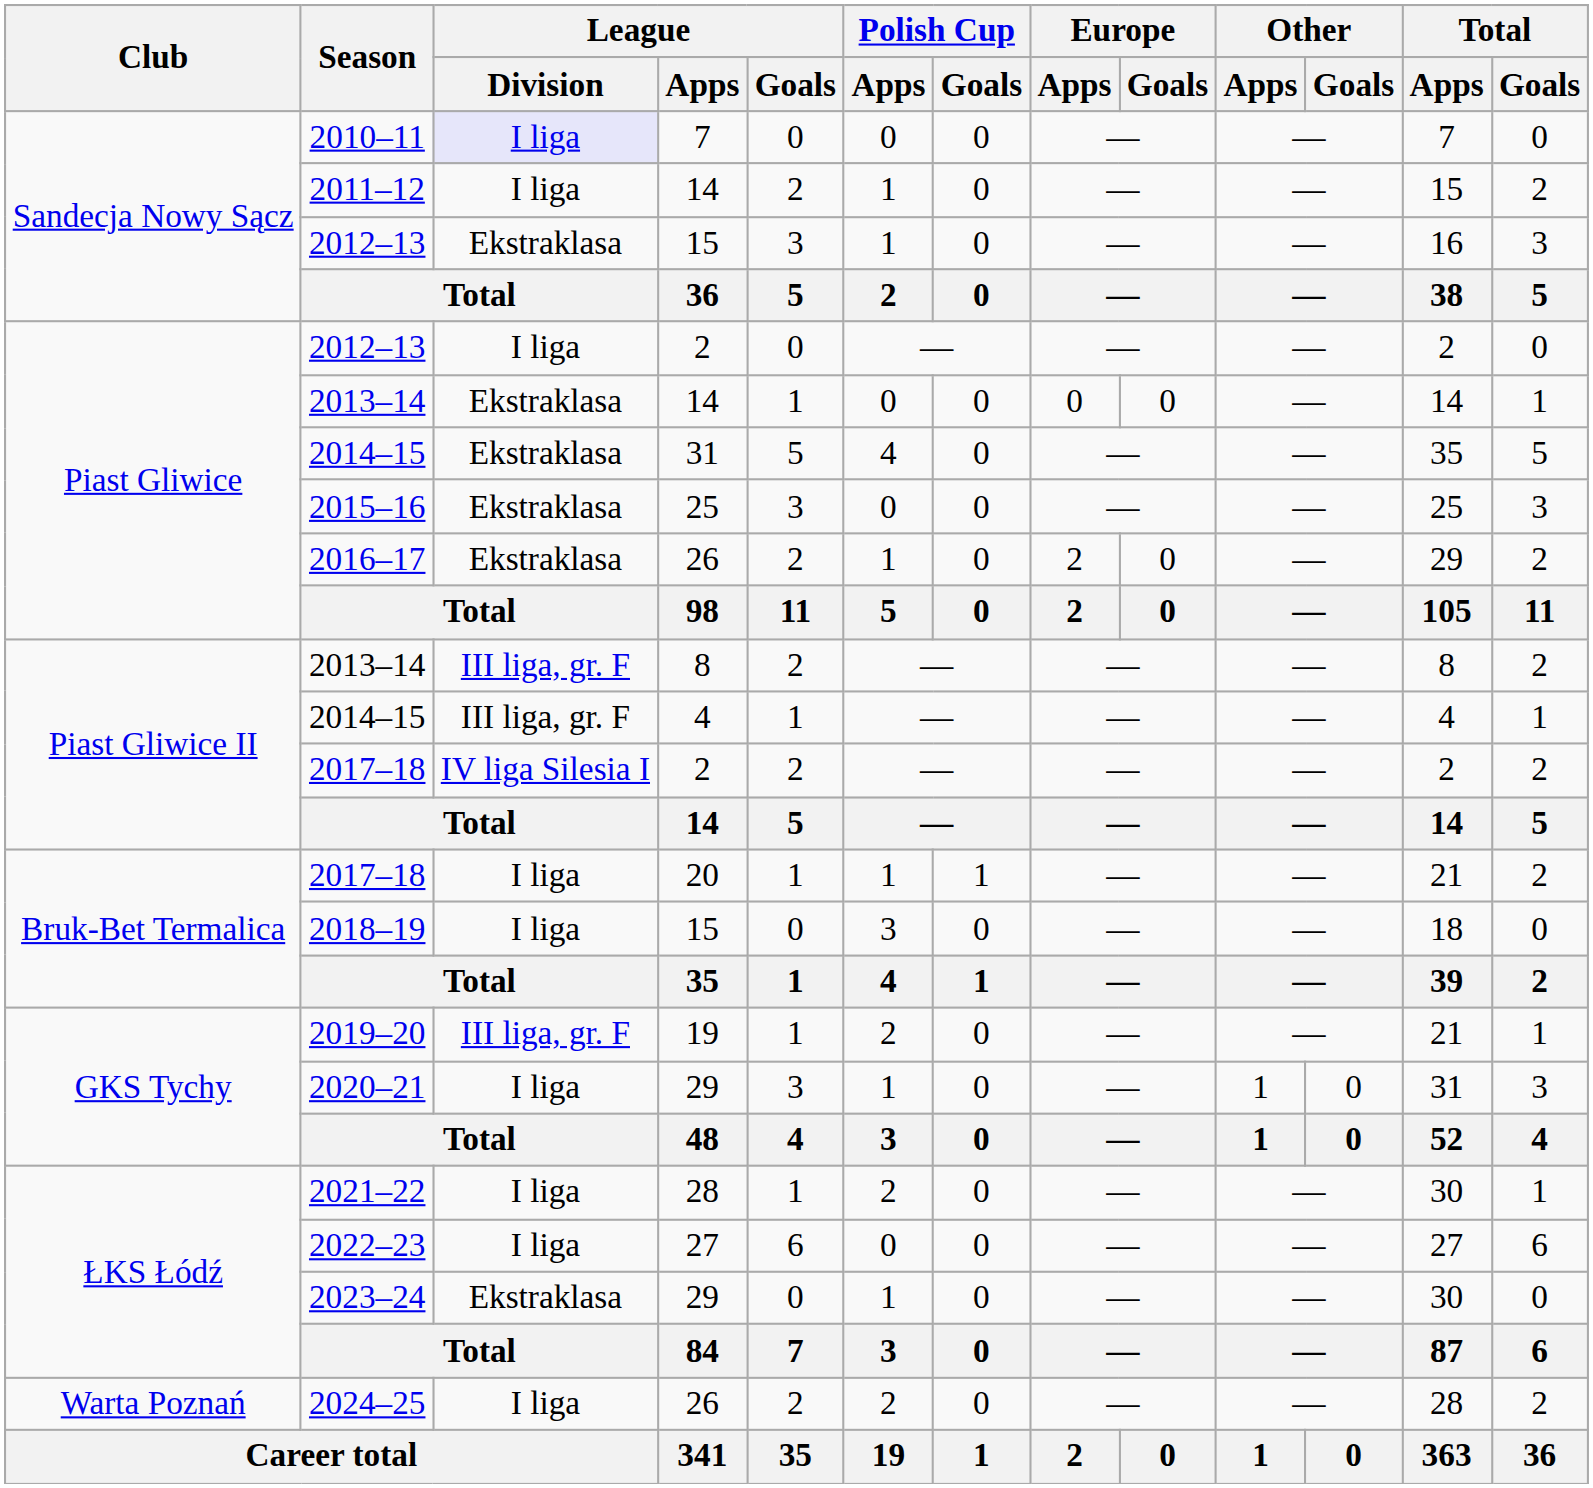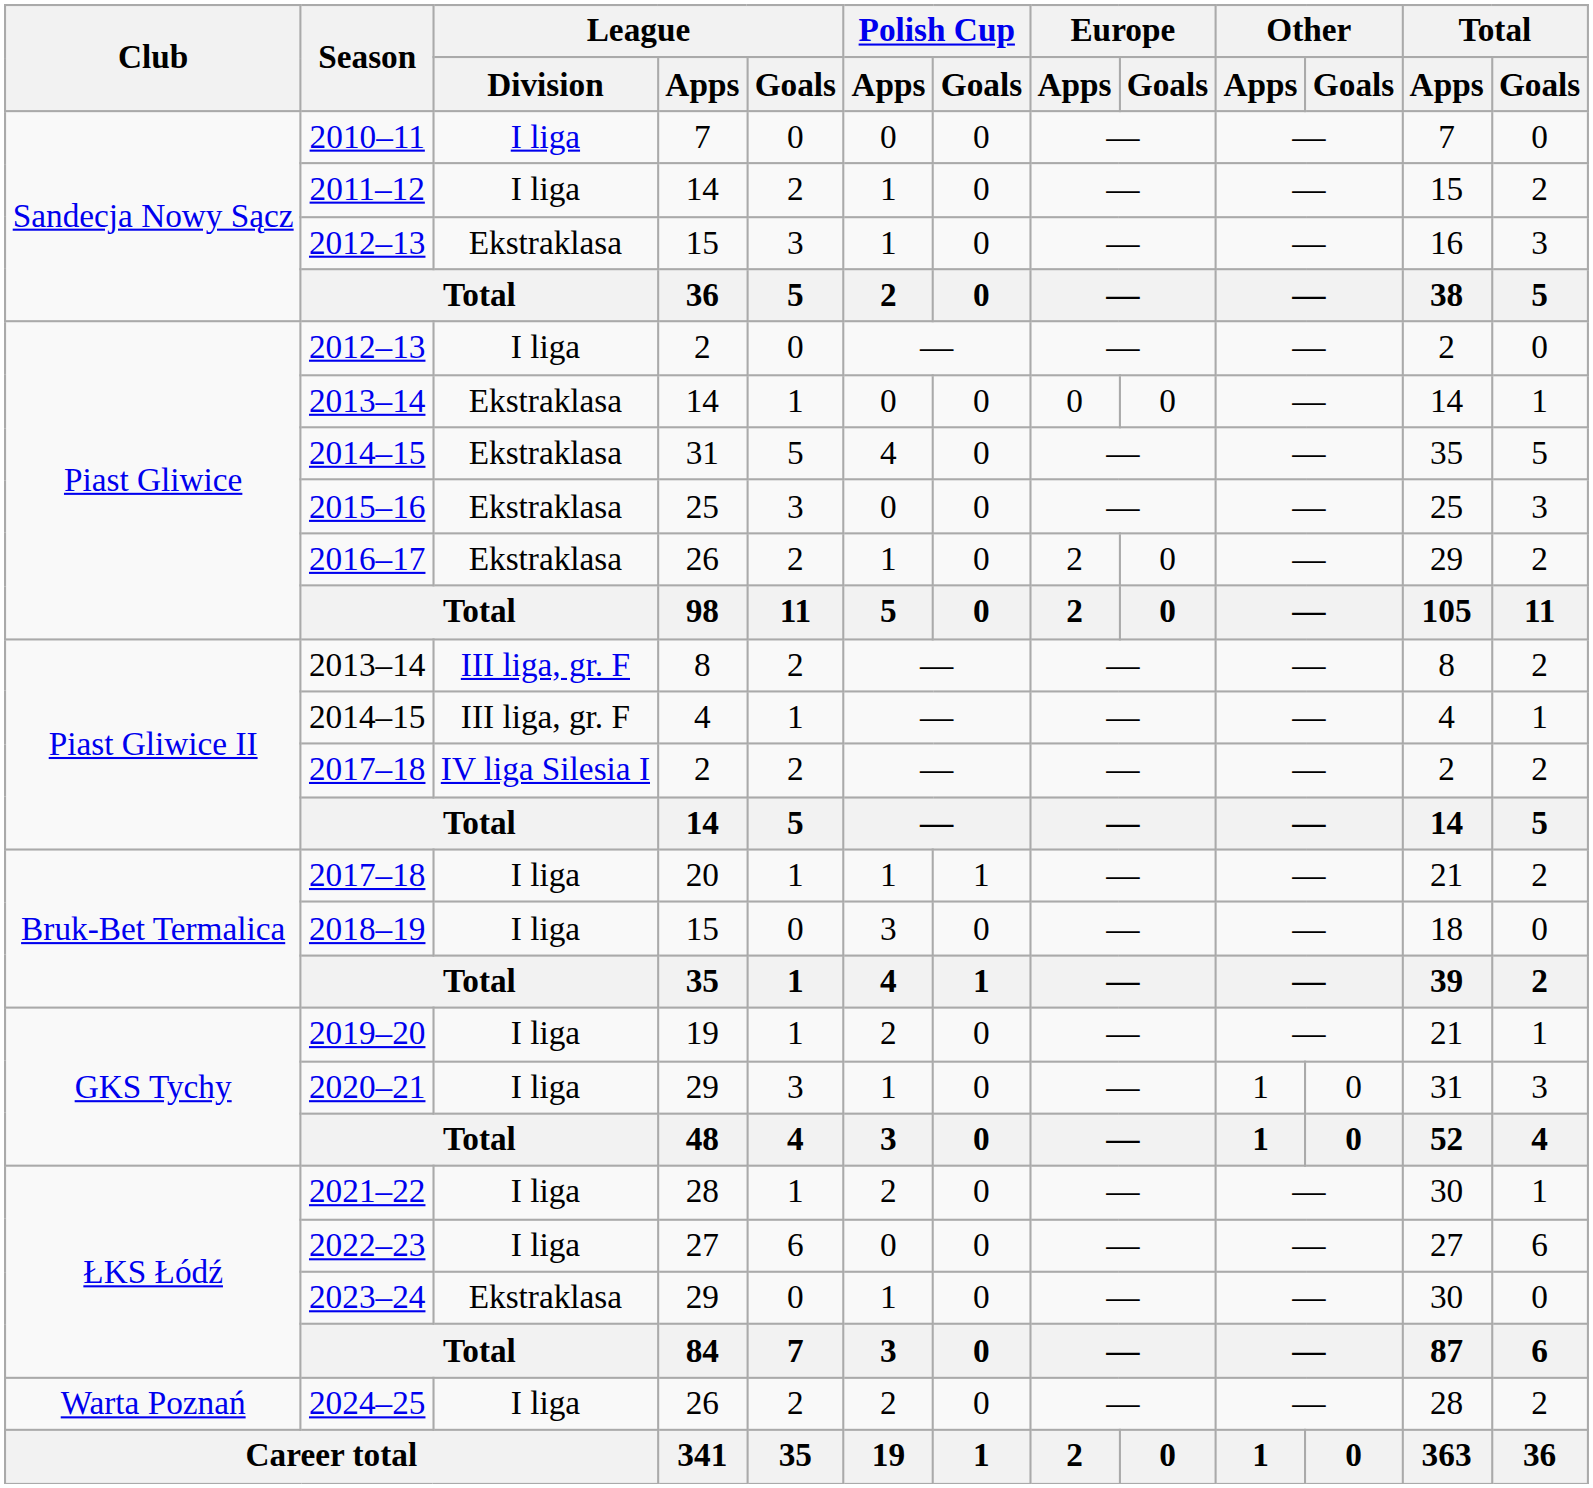(545, 136) lavender background -> (545, 136) no background
(545, 1033) III liga, gr. F -> (545, 1033) I liga
